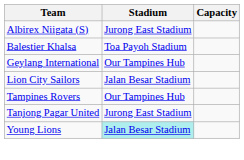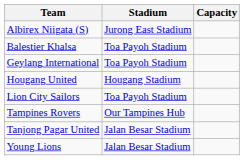(144, 63) Our Tampines Hub -> (145, 63) Toa Payoh Stadium
+ row: (42, 79)
(147, 79) Jalan Besar Stadium -> (145, 96) Toa Payoh Stadium
(148, 113) Jurong East Stadium -> (147, 130) Jalan Besar Stadium
(147, 130) paleturquoise background -> (147, 146) no background
